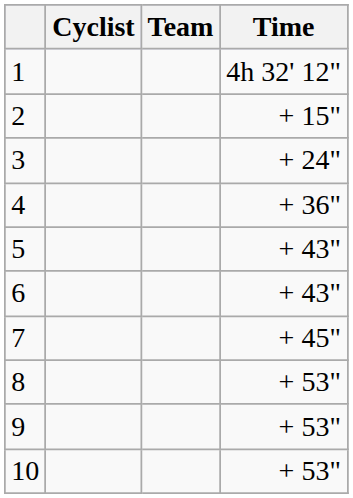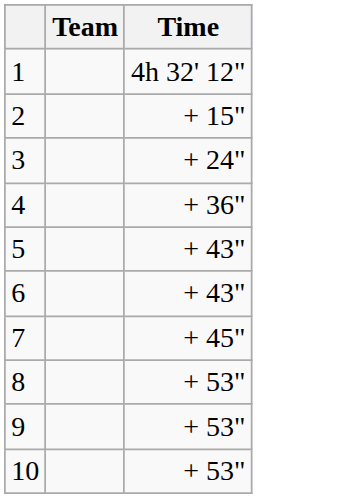- column: (93, 26)
